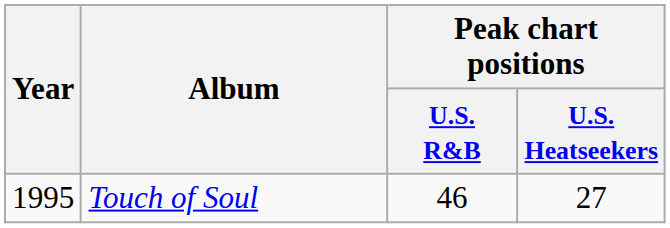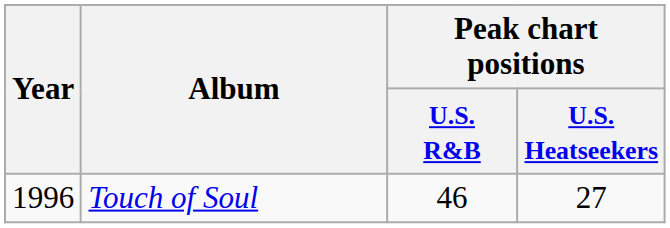(43, 197) 1995 -> (43, 197) 1996
